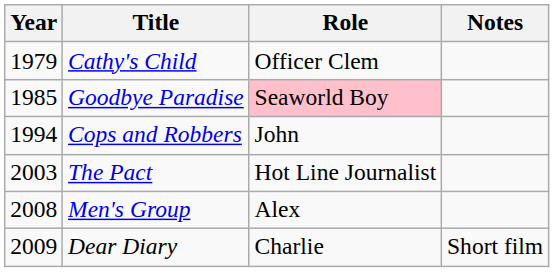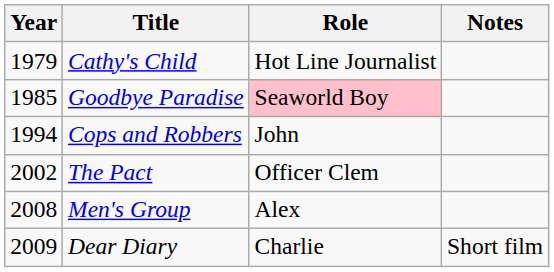(317, 60) Officer Clem -> (345, 60) Hot Line Journalist
(34, 172) 2003 -> (34, 172) 2002
(345, 172) Hot Line Journalist -> (317, 172) Officer Clem
